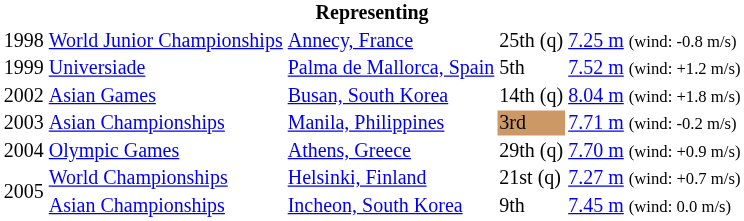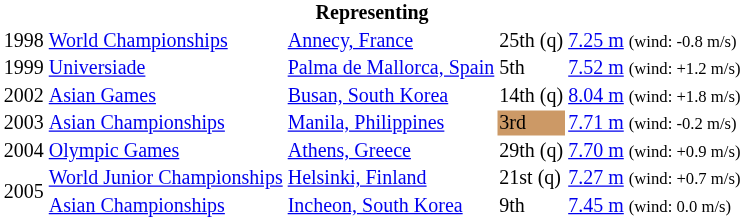(166, 40) World Junior Championships -> (138, 40) World Championships
(138, 177) World Championships -> (166, 177) World Junior Championships
